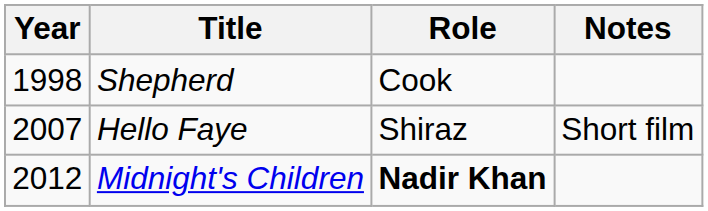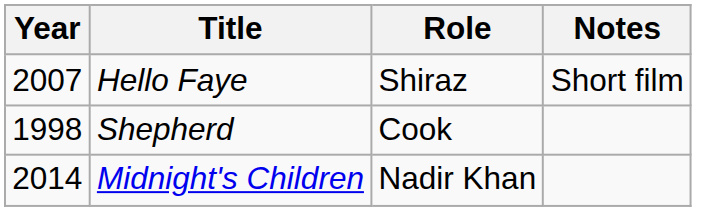rows swapped: (165, 79) <-> (172, 129)
(47, 179) 2012 -> (47, 179) 2014
(463, 179) bold -> (457, 179) normal
